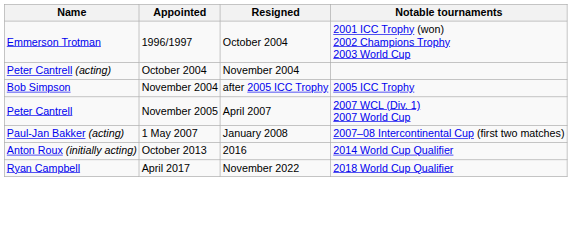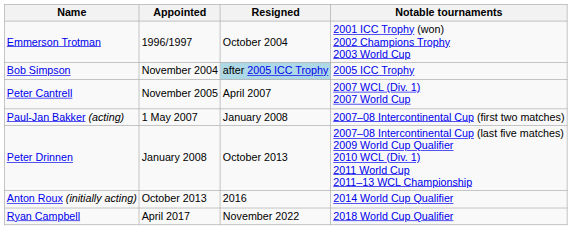- row: (59, 71)
(276, 88) no background -> (276, 71) lightblue background
+ row: (40, 158)
